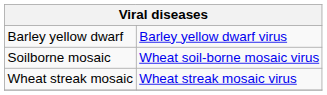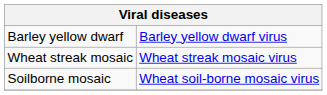rows swapped: (59, 57) <-> (70, 79)
